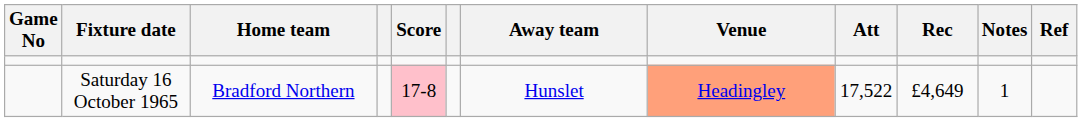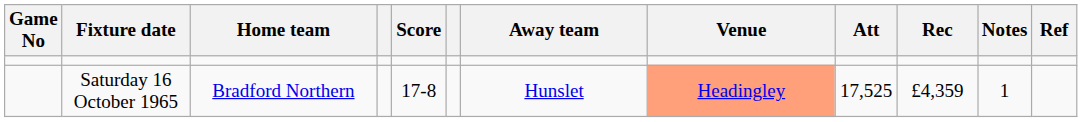(419, 90) pink background -> (419, 90) no background
(866, 90) 17,522 -> (866, 90) 17,525
(937, 90) £4,649 -> (937, 90) £4,359
